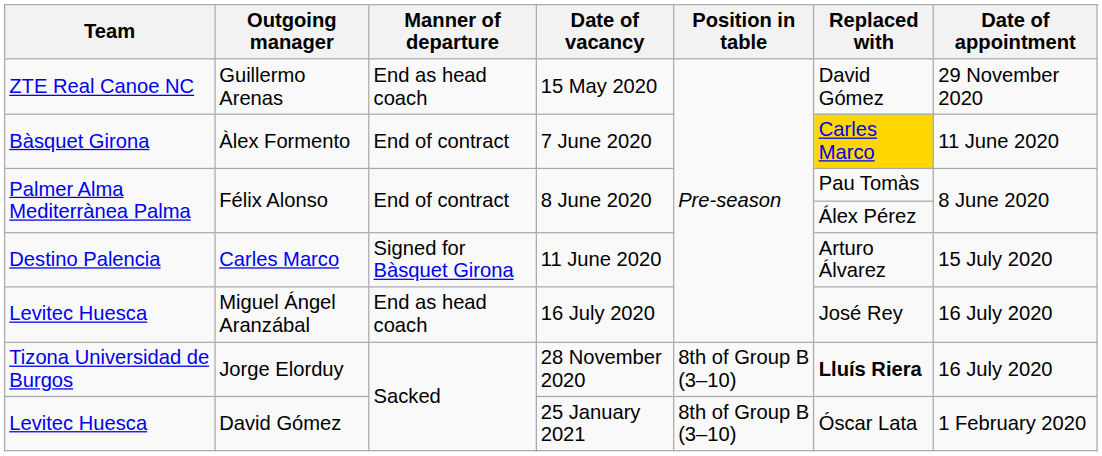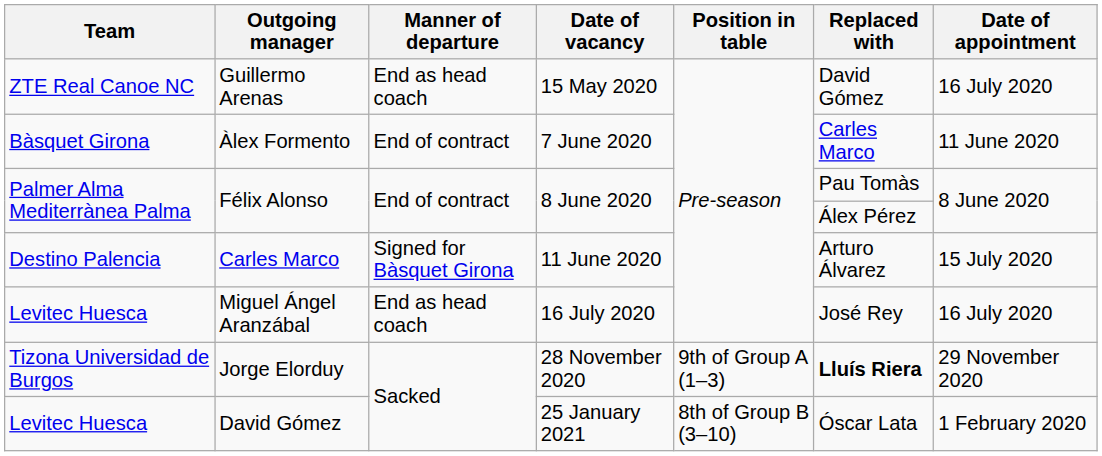(999, 86) 29 November 2020 -> (995, 86) 16 July 2020
(848, 141) gold background -> (848, 141) no background
(744, 369) 8th of Group B (3–10) -> (743, 369) 9th of Group A (1–3)
(995, 369) 16 July 2020 -> (999, 369) 29 November 2020
